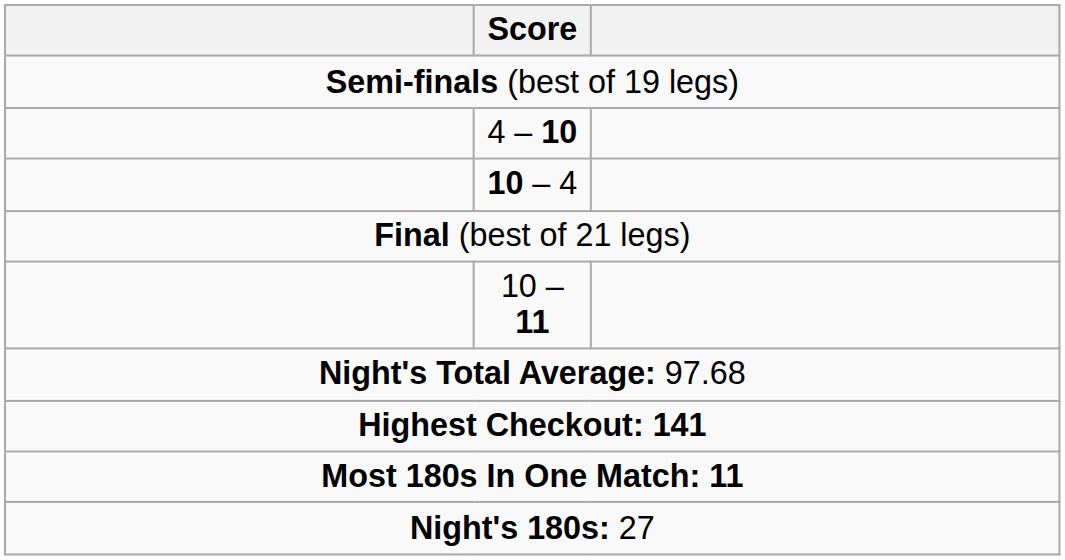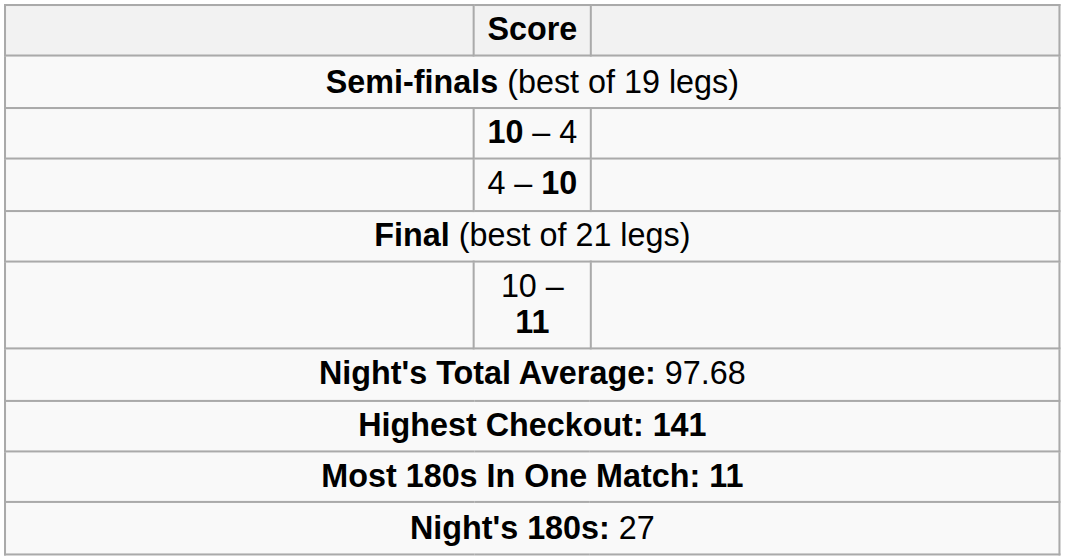rows swapped: (532, 132) <-> (532, 183)
